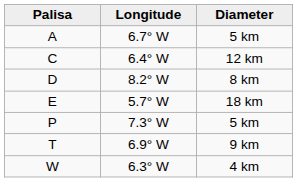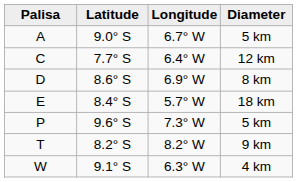+ column: (112, 15)
(148, 79) 8.2° W -> (184, 79) 6.9° W
(148, 144) 6.9° W -> (184, 144) 8.2° W
